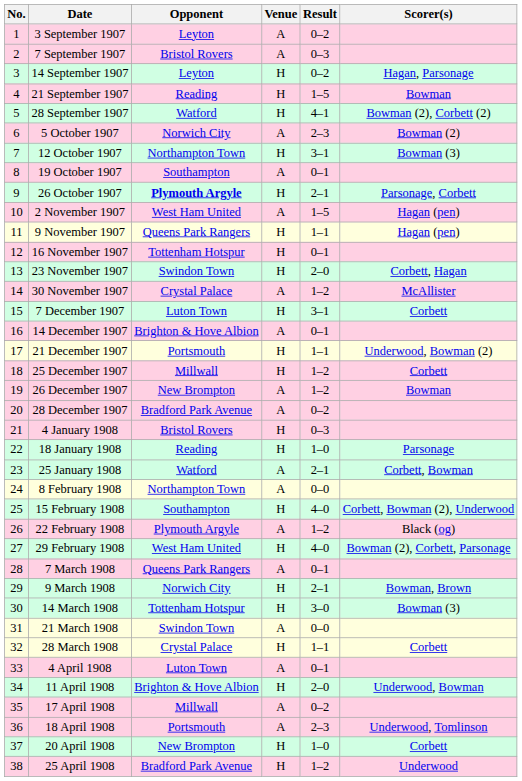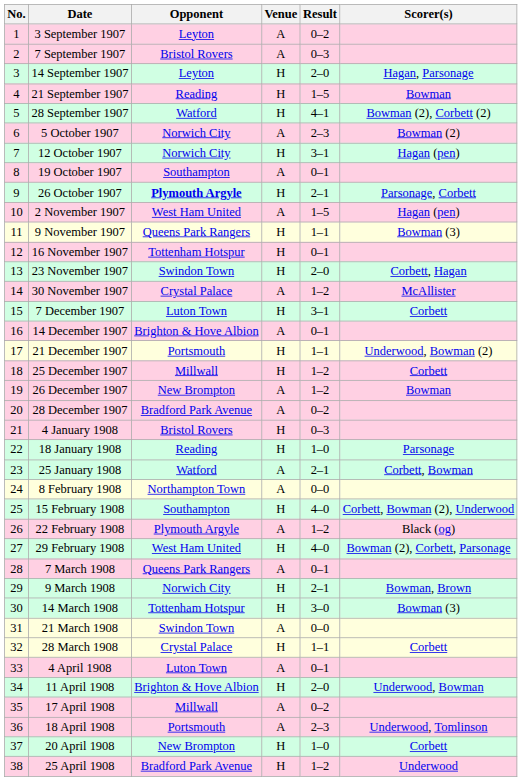(320, 73) 0–2 -> (320, 73) 2–0
(196, 152) Northampton Town -> (196, 152) Norwich City
(429, 152) Bowman (3) -> (429, 152) Hagan (pen)
(429, 232) Hagan (pen) -> (429, 232) Bowman (3)
